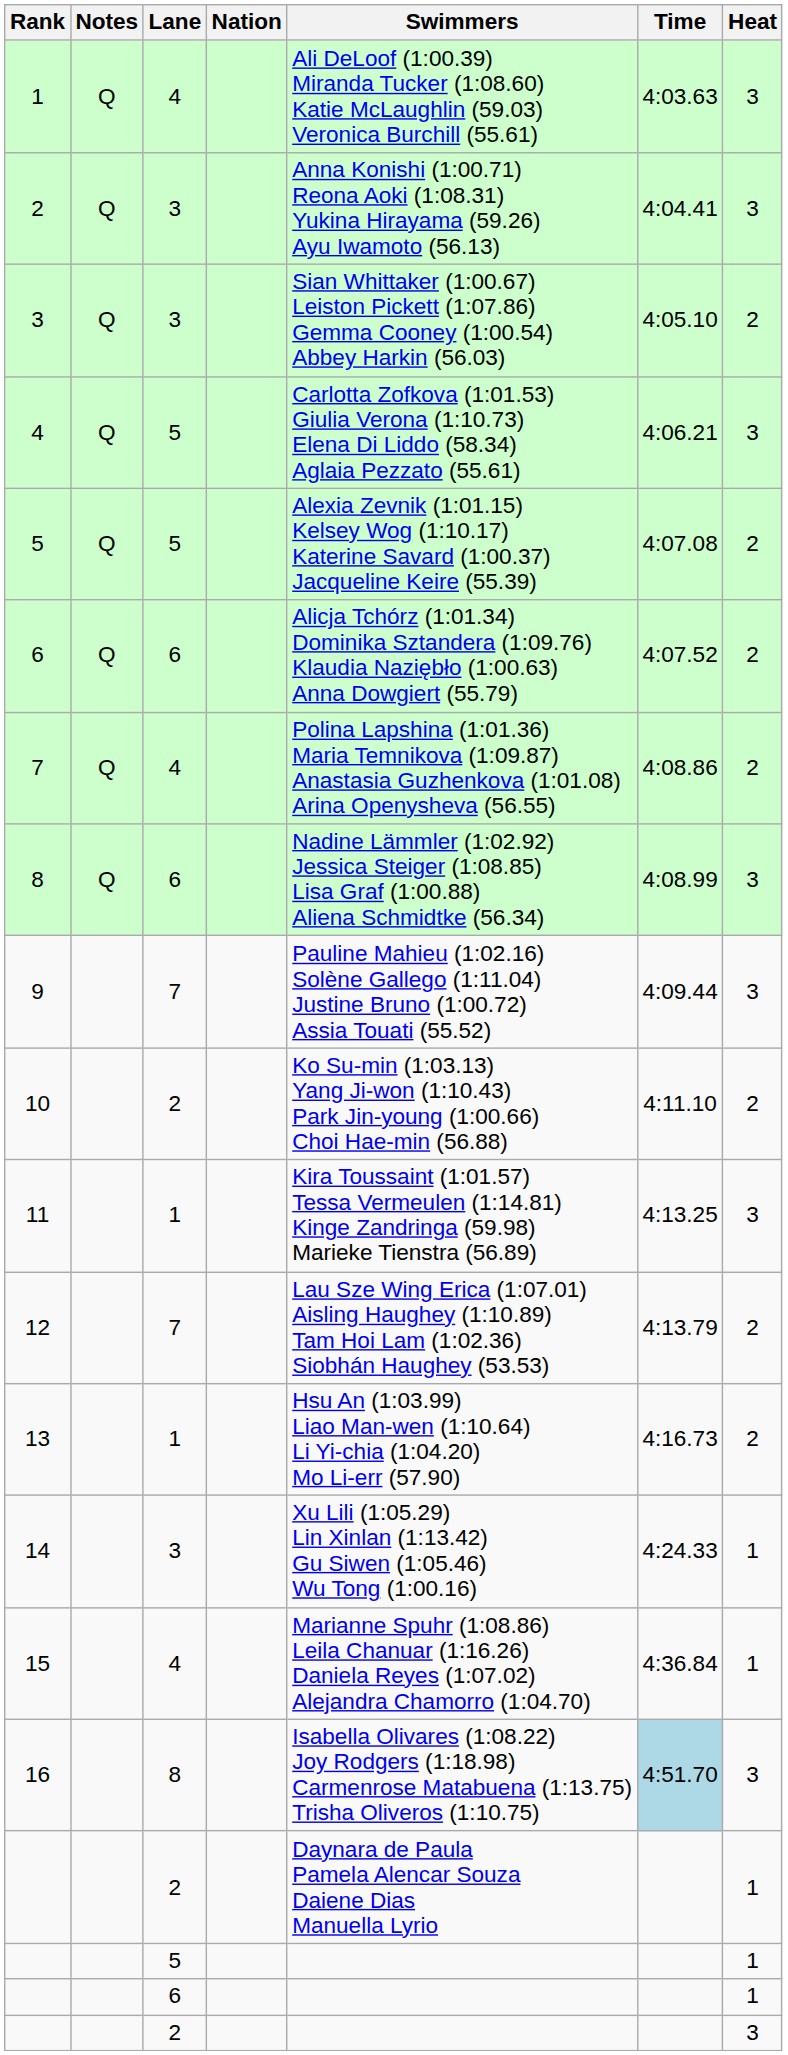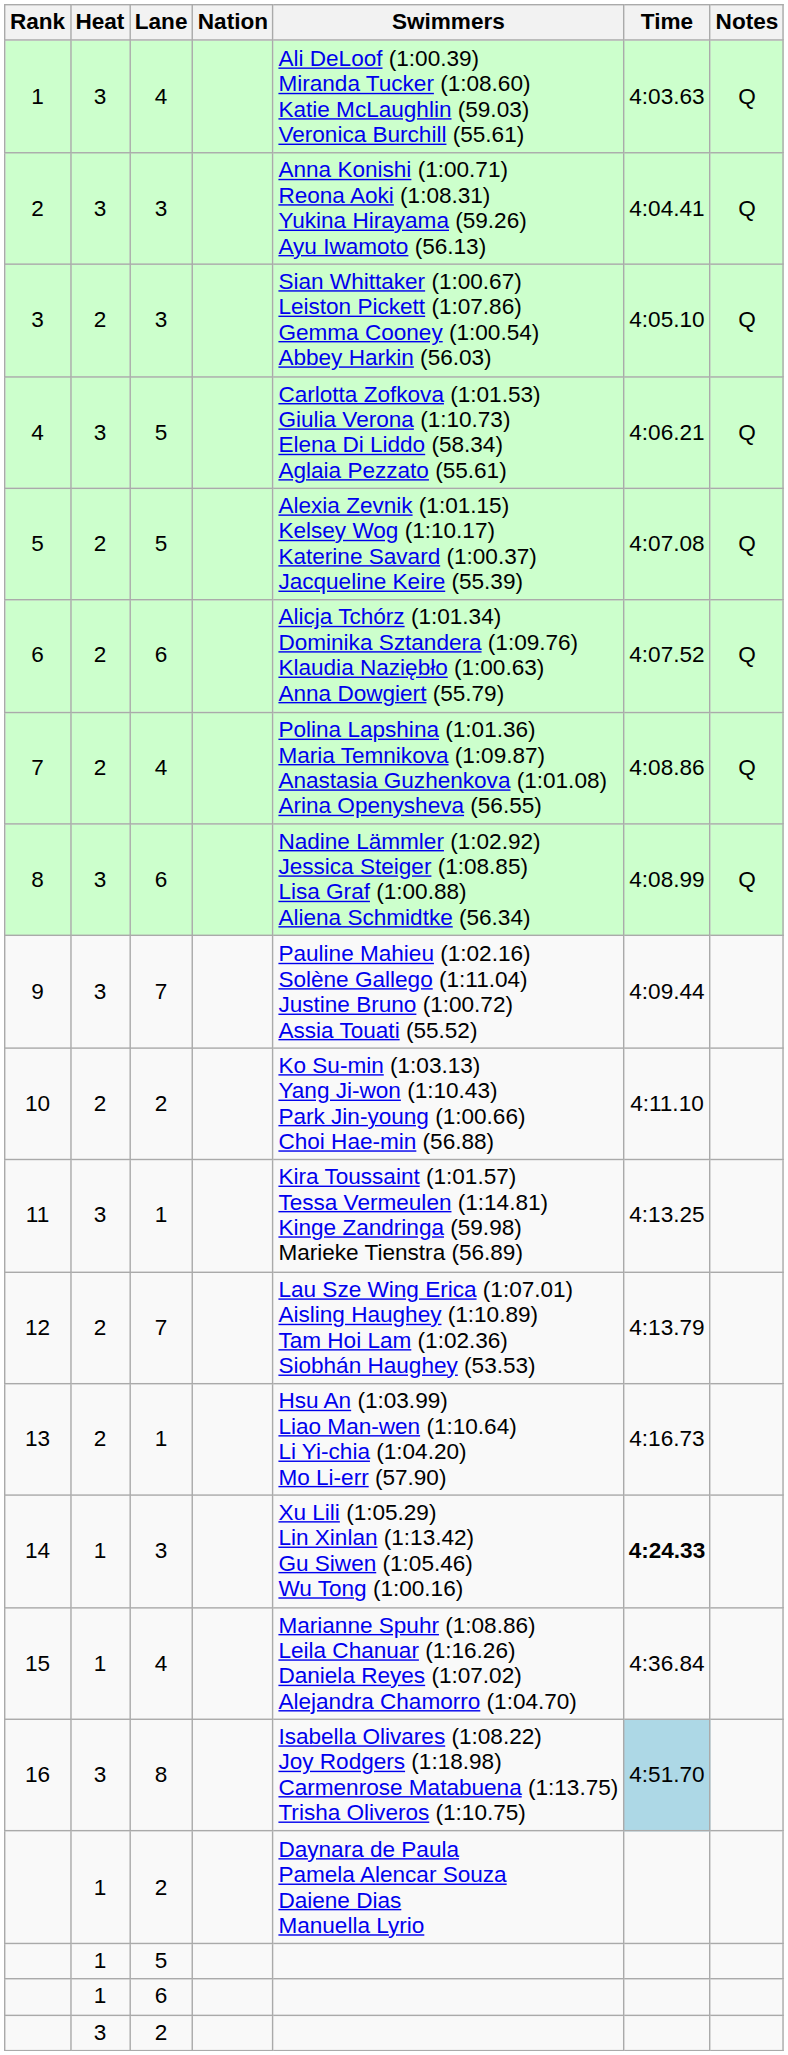columns swapped: (753, 22) <-> (107, 22)
(680, 1551) normal -> (667, 1551) bold
